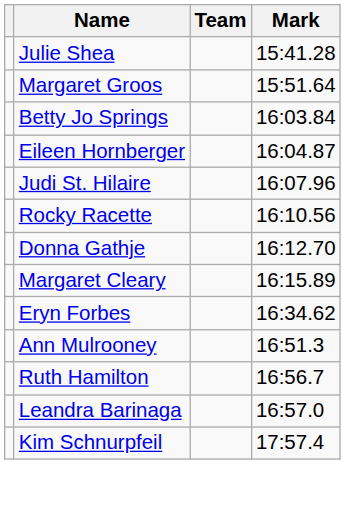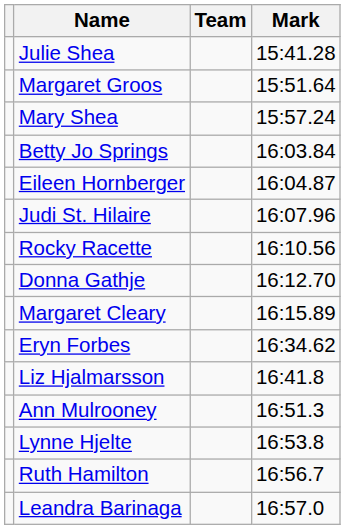+ row: (68, 118)
+ row: (92, 378)
+ row: (75, 442)
- row: (91, 442)
